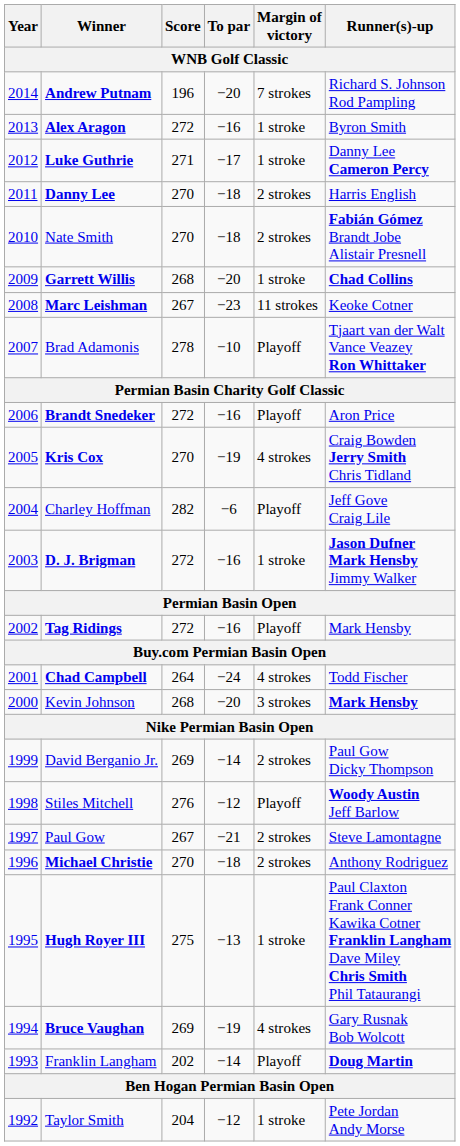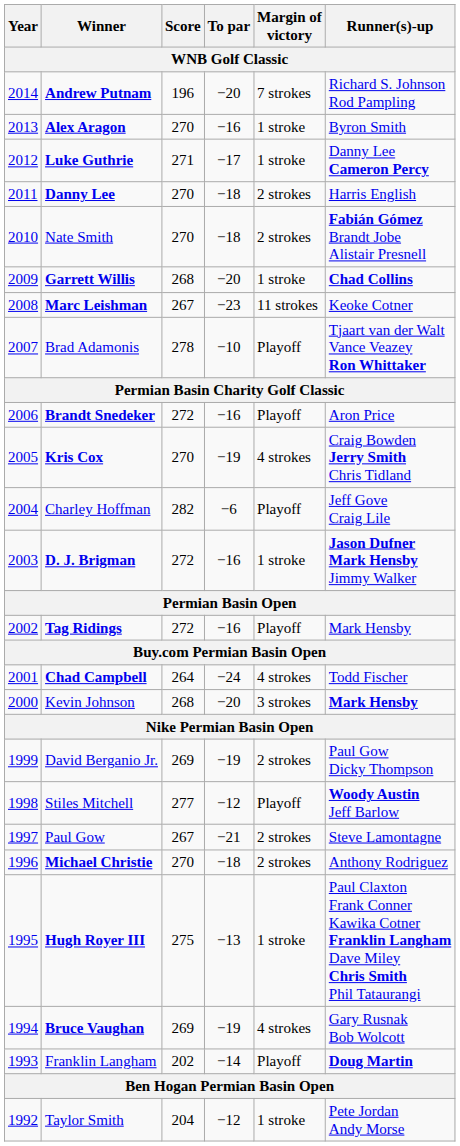(183, 127) 272 -> (183, 127) 270
(229, 760) −14 -> (229, 760) −19
(183, 803) 276 -> (183, 803) 277
